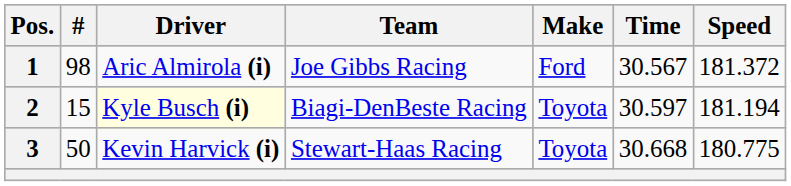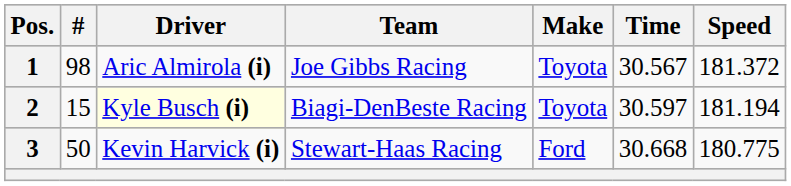(562, 66) Ford -> (573, 66) Toyota
(573, 148) Toyota -> (562, 148) Ford
